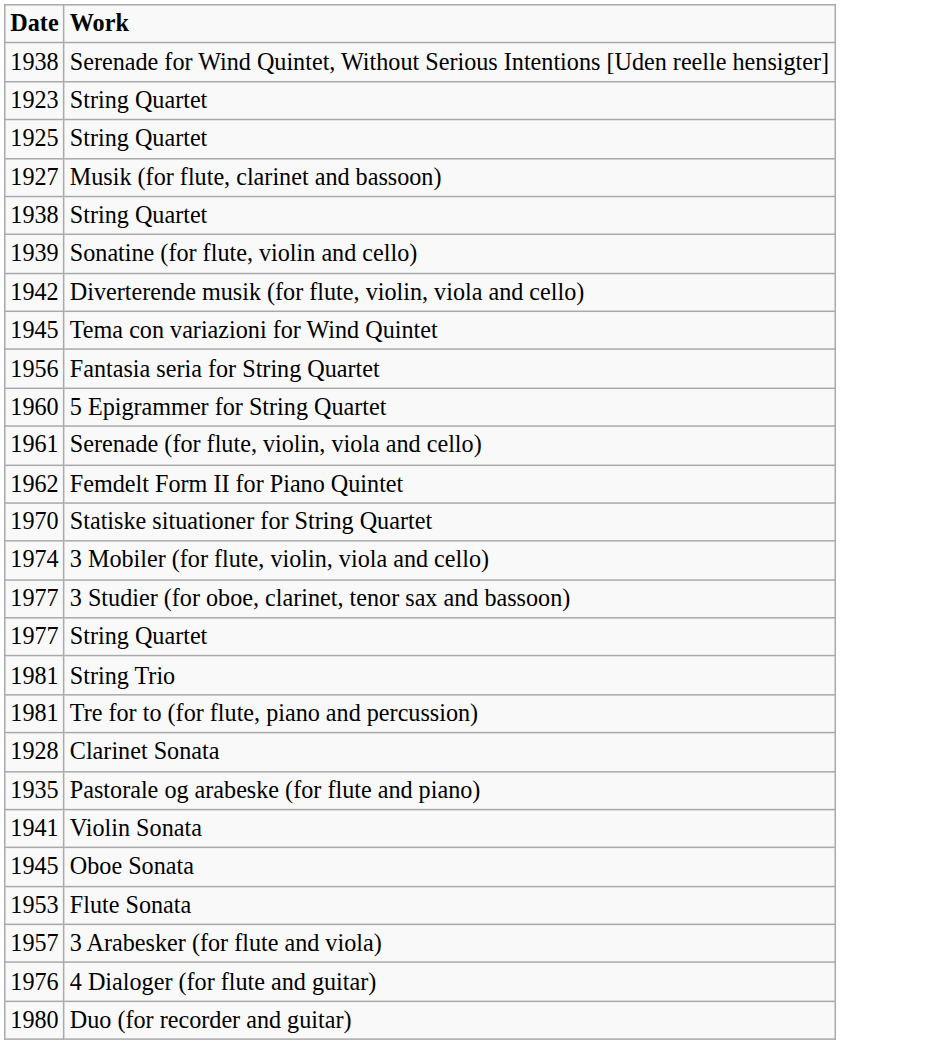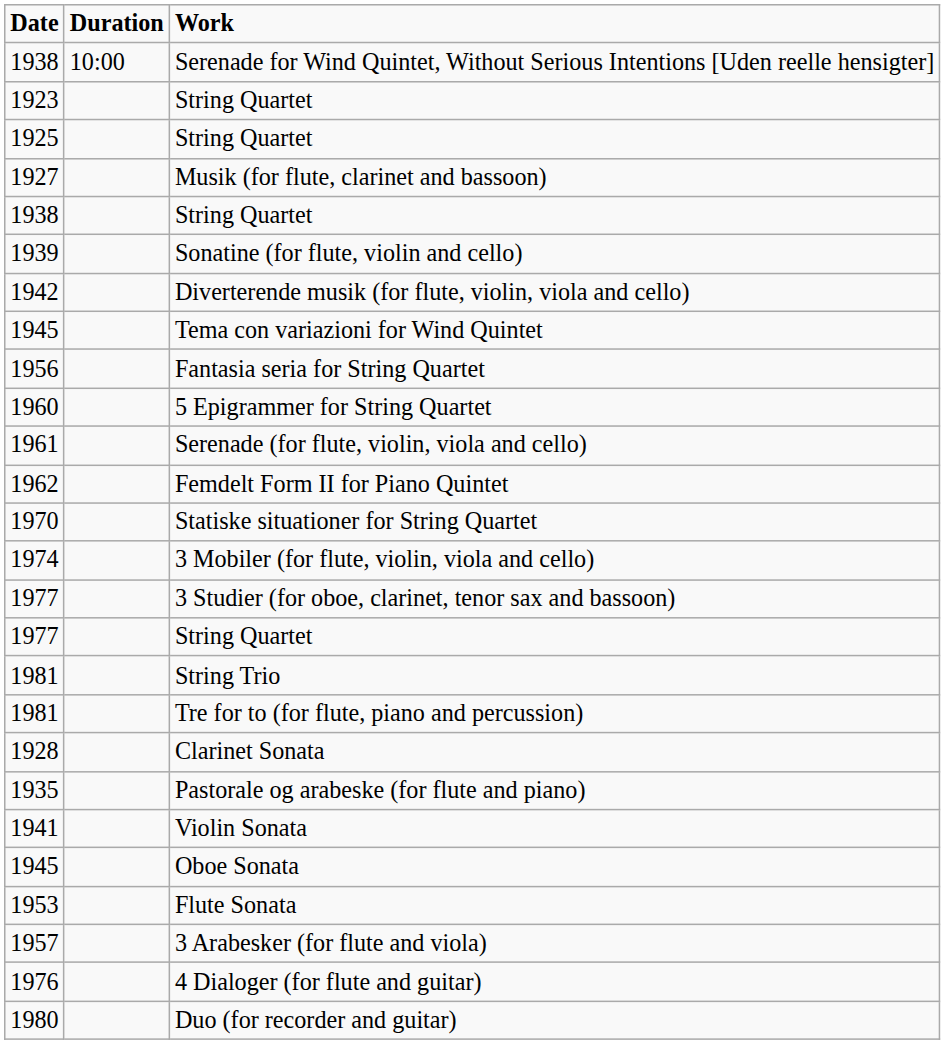+ column: (117, 23)
